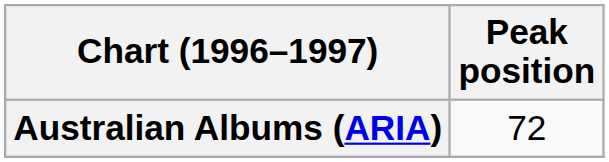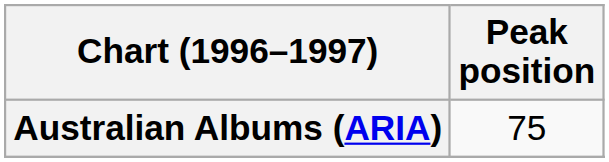(527, 127) 72 -> (527, 127) 75
